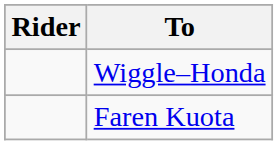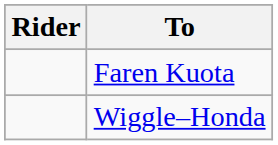rows swapped: (180, 71) <-> (164, 116)
